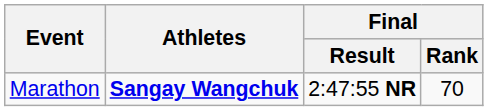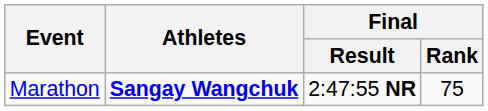(452, 89) 70 -> (452, 89) 75
